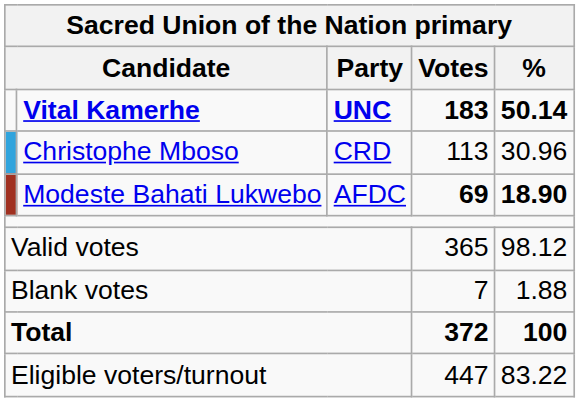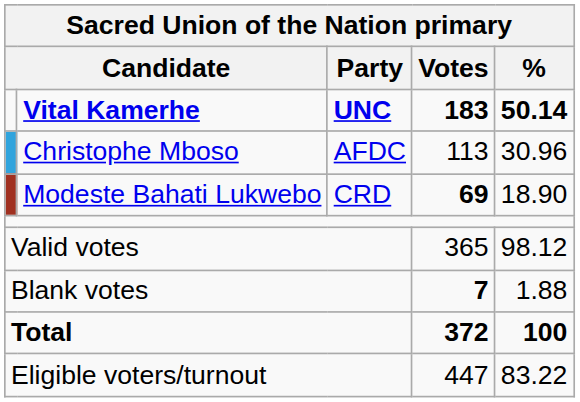(362, 151) CRD -> (370, 151) AFDC
(370, 194) AFDC -> (362, 194) CRD
(534, 194) bold -> (534, 194) normal
(481, 290) normal -> (481, 290) bold
